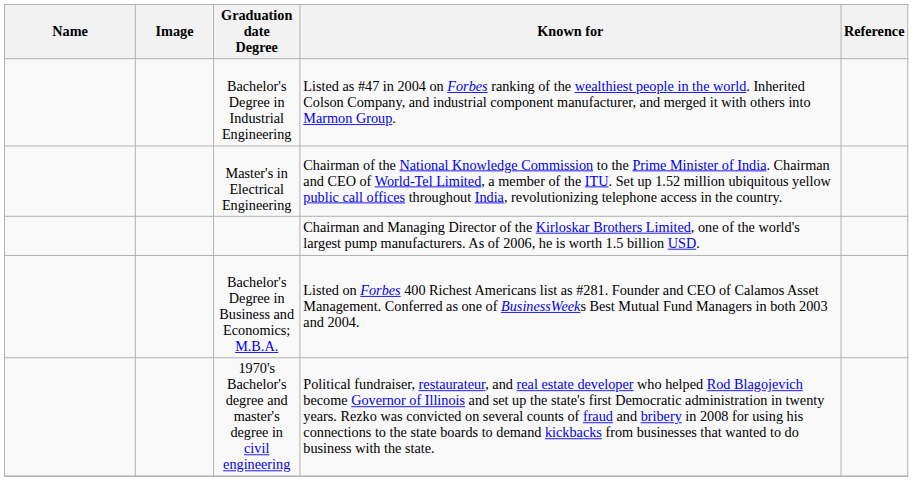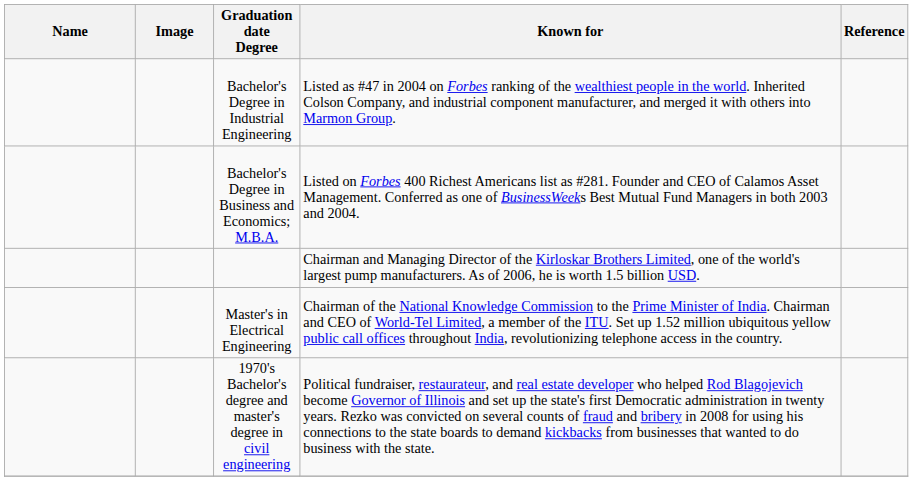rows swapped: (257, 314) <-> (257, 189)
